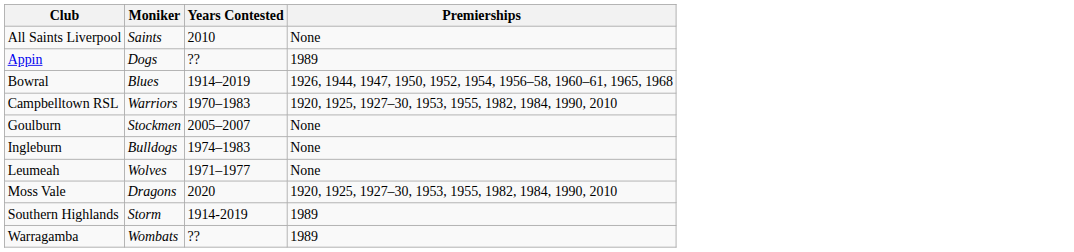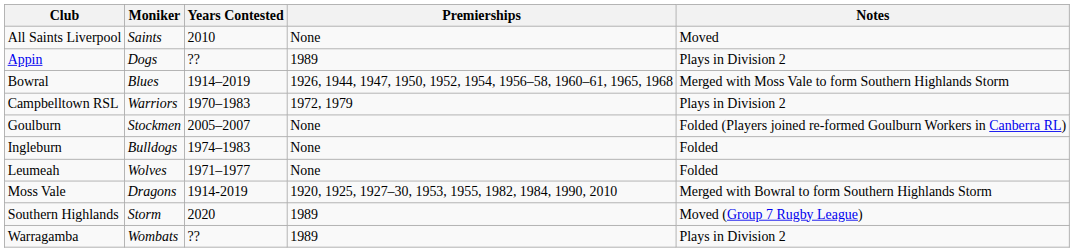+ column: (873, 15)
(454, 103) 1920, 1925, 1927–30, 1953, 1955, 1982, 1984, 1990, 2010 -> (321, 103) 1972, 1979
(201, 192) 2020 -> (218, 192) 1914-2019
(218, 214) 1914-2019 -> (201, 214) 2020
